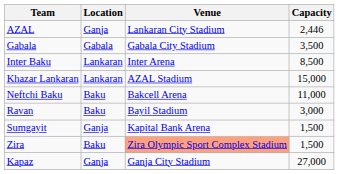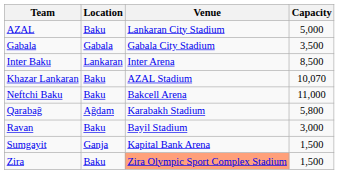(96, 29) Ganja -> (94, 29) Baku
(312, 29) 2,446 -> (312, 29) 5,000
(103, 78) Lankaran -> (94, 78) Baku
(312, 78) 15,000 -> (312, 78) 10,070
+ row: (24, 111)
- row: (20, 161)
